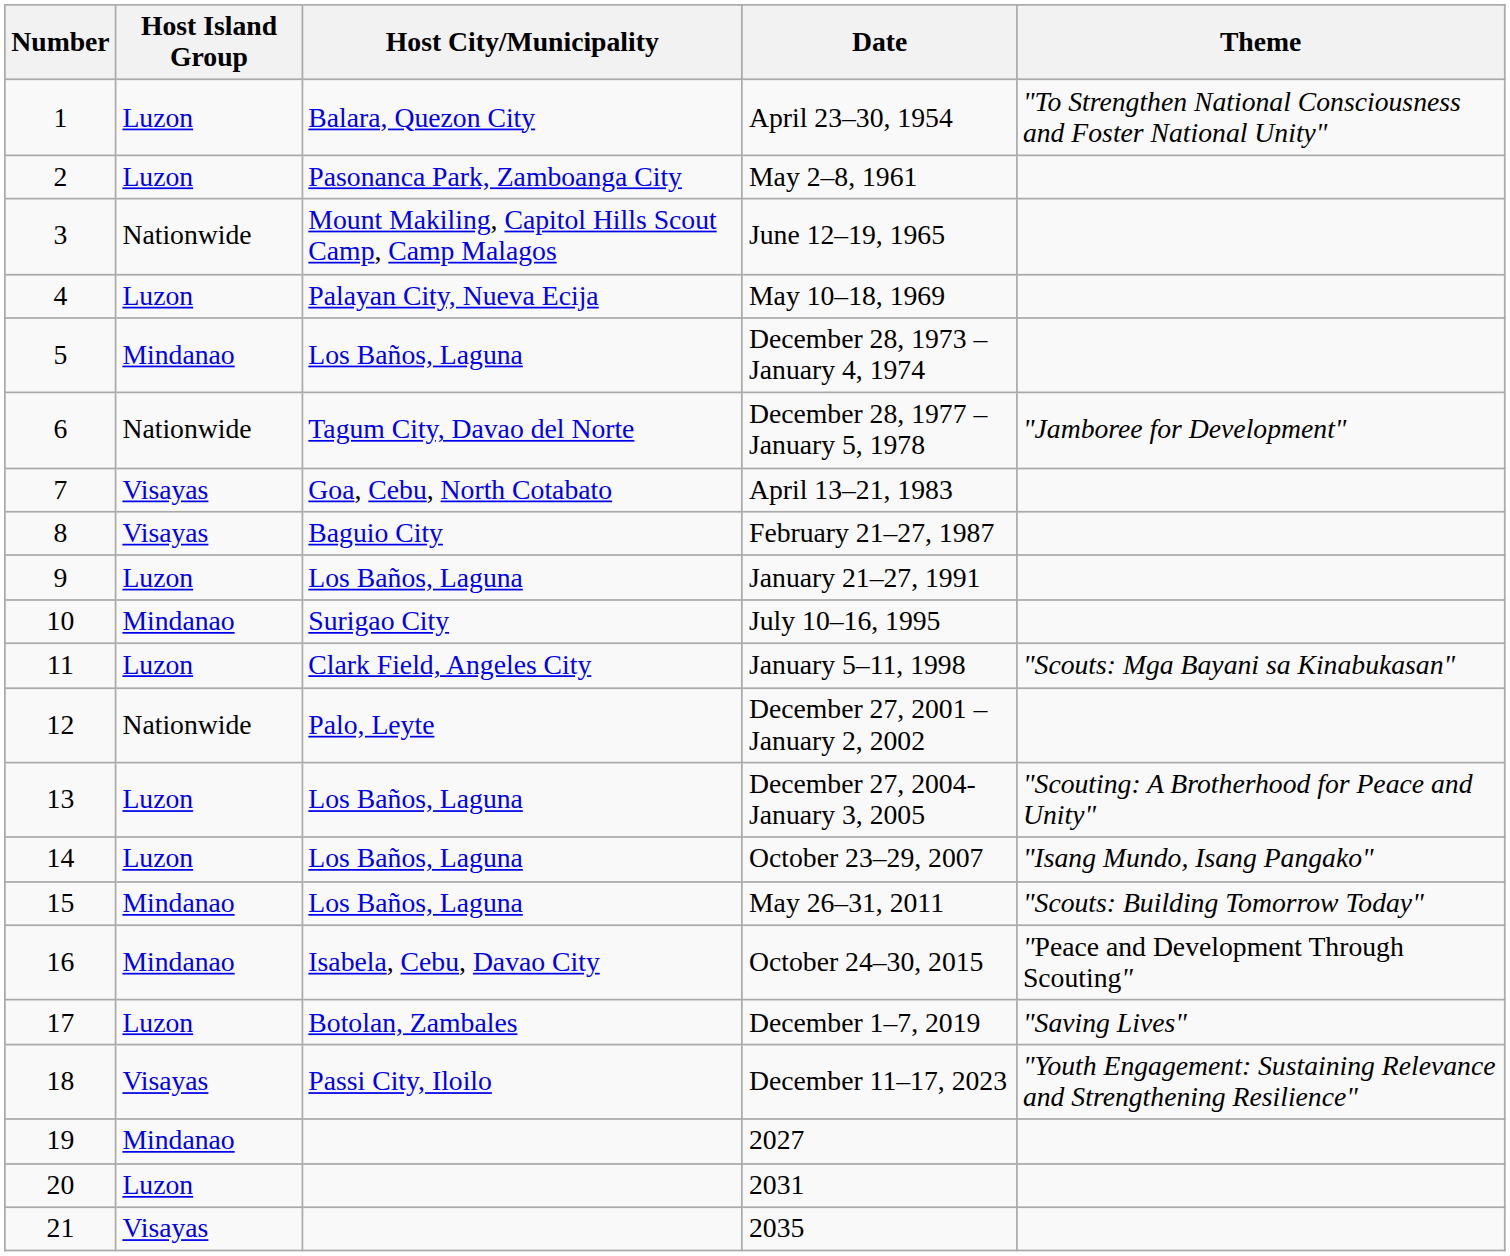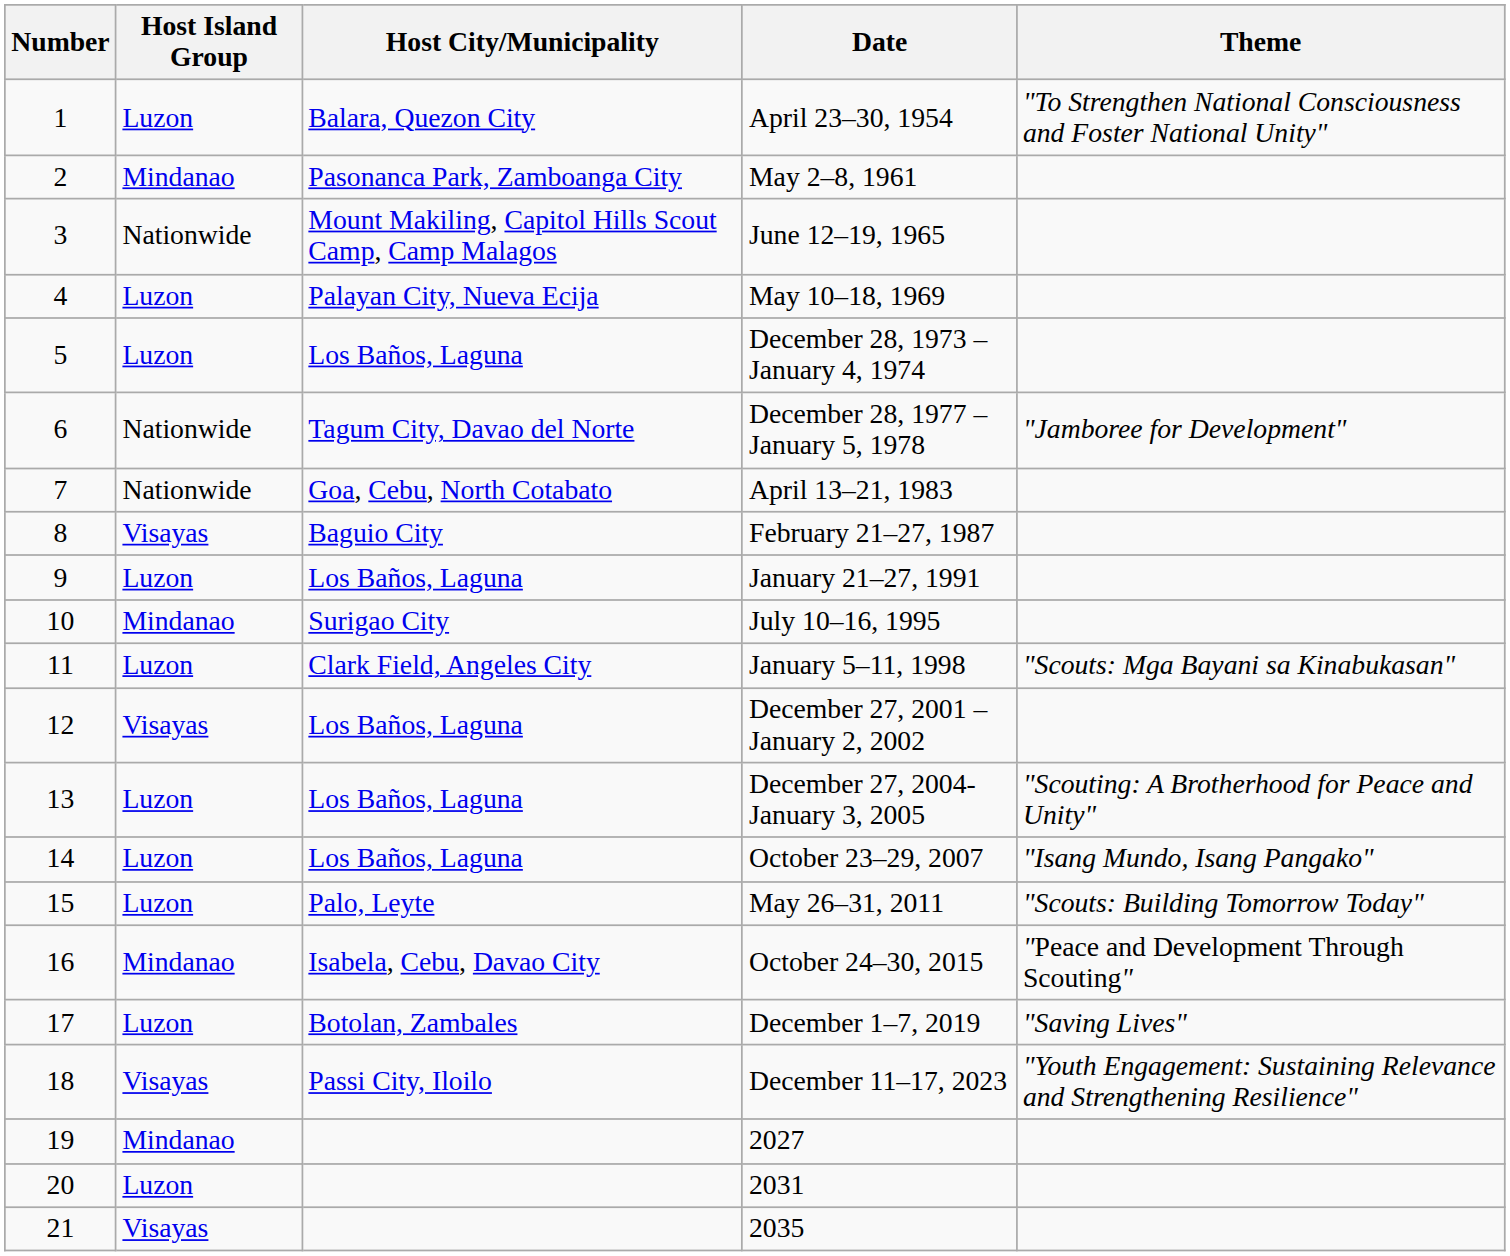(158, 176) Luzon -> (179, 176) Mindanao
(179, 354) Mindanao -> (158, 354) Luzon
(165, 489) Visayas -> (187, 489) Nationwide
(187, 724) Nationwide -> (165, 724) Visayas
(371, 724) Palo, Leyte -> (416, 724) Los Baños, Laguna
(179, 902) Mindanao -> (158, 902) Luzon
(416, 902) Los Baños, Laguna -> (371, 902) Palo, Leyte
